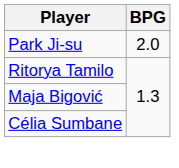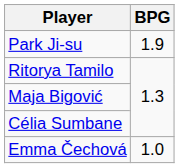(148, 44) 2.0 -> (152, 44) 1.9
+ row: (68, 149)
